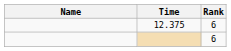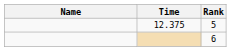(214, 25) 6 -> (214, 25) 5
